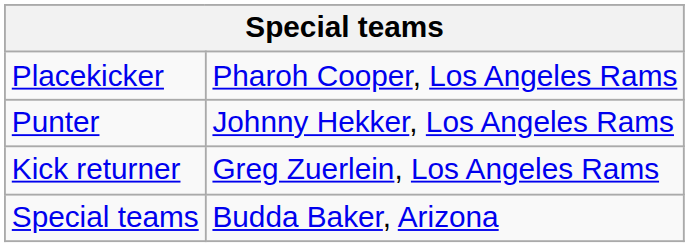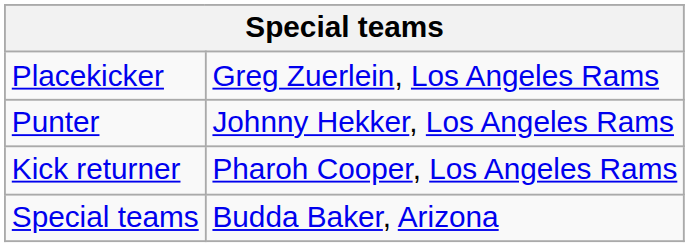(445, 75) Pharoh Cooper, Los Angeles Rams -> (436, 75) Greg Zuerlein, Los Angeles Rams
(436, 169) Greg Zuerlein, Los Angeles Rams -> (445, 169) Pharoh Cooper, Los Angeles Rams
